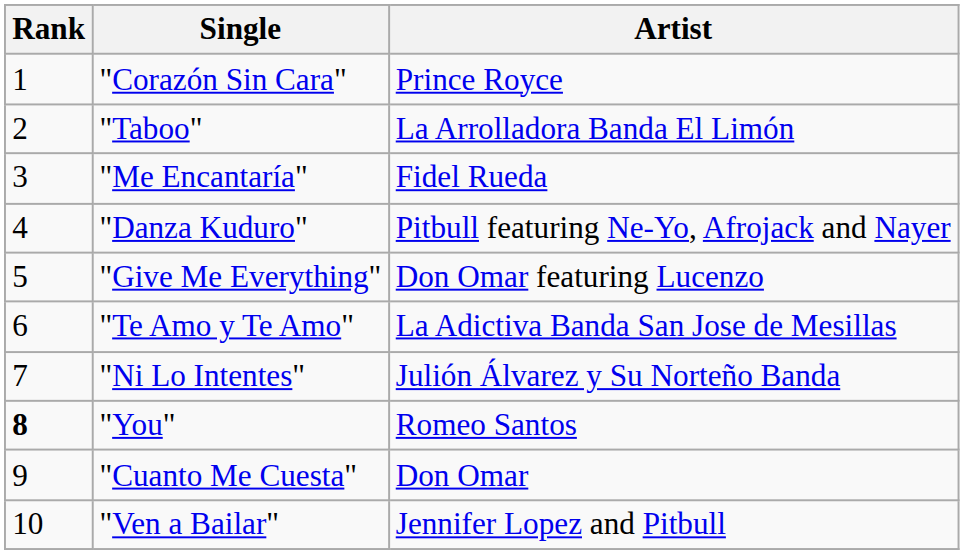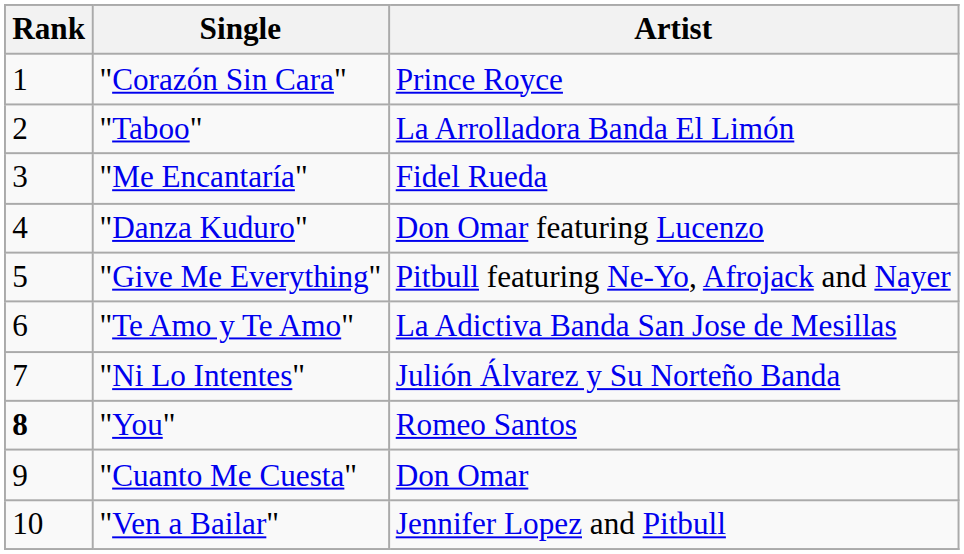(673, 227) Pitbull featuring Ne-Yo, Afrojack and Nayer -> (580, 227) Don Omar featuring Lucenzo
(580, 276) Don Omar featuring Lucenzo -> (673, 276) Pitbull featuring Ne-Yo, Afrojack and Nayer
